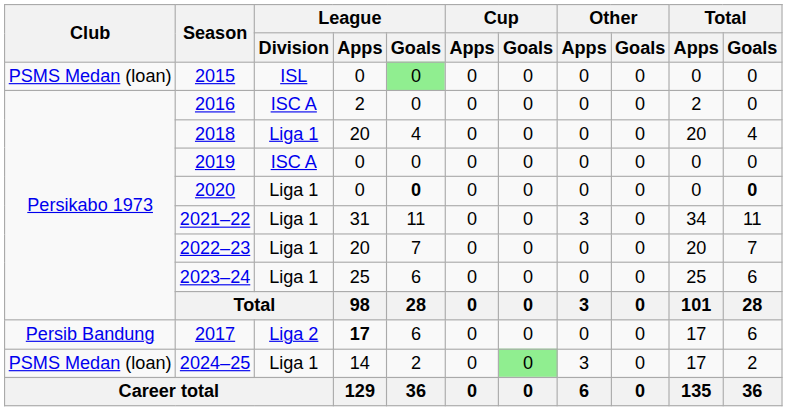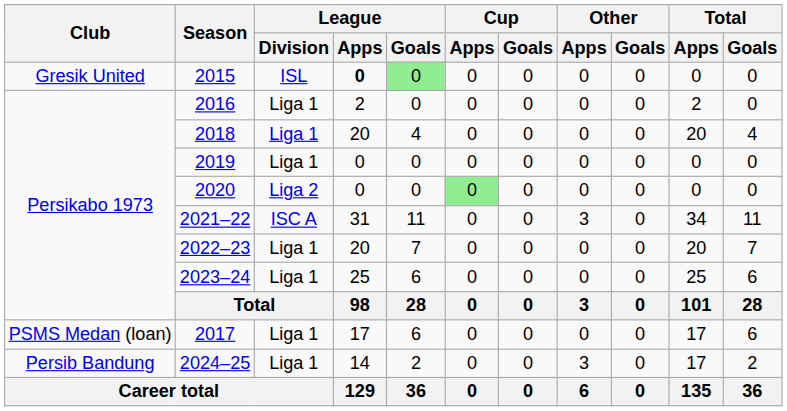(90, 76) PSMS Medan (loan) -> (90, 76) Gresik United
(360, 76) normal -> (360, 76) bold
(294, 104) ISC A -> (294, 104) Liga 1
(294, 162) ISC A -> (294, 162) Liga 1
(294, 190) Liga 1 -> (294, 190) Liga 2
(416, 190) bold -> (416, 190) normal
(472, 190) no background -> (472, 190) lightgreen background
(752, 190) bold -> (752, 190) normal
(294, 219) Liga 1 -> (294, 219) ISC A
(90, 334) Persib Bandung -> (90, 334) PSMS Medan (loan)
(294, 334) Liga 2 -> (294, 334) Liga 1
(360, 334) bold -> (360, 334) normal
(90, 362) PSMS Medan (loan) -> (90, 362) Persib Bandung
(528, 362) lightgreen background -> (528, 362) no background
